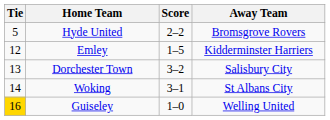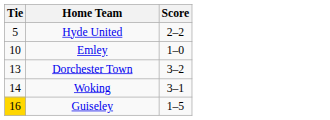- column: (259, 13)
(15, 50) 12 -> (15, 50) 10
(175, 50) 1–5 -> (175, 50) 1–0
(175, 106) 1–0 -> (175, 106) 1–5
